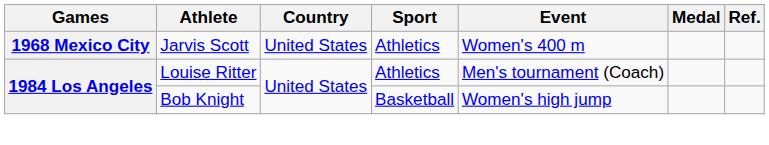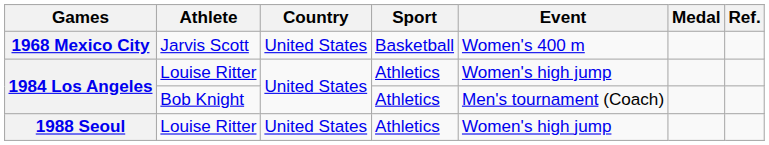(407, 45) Athletics -> (415, 45) Basketball
(563, 72) Men's tournament (Coach) -> (537, 72) Women's high jump
(415, 99) Basketball -> (407, 99) Athletics
(537, 99) Women's high jump -> (563, 99) Men's tournament (Coach)
+ row: (80, 126)
